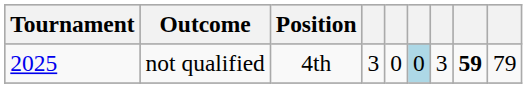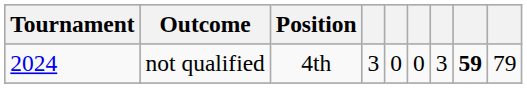(34, 62) 2025 -> (34, 62) 2024
(419, 62) lightblue background -> (419, 62) no background
